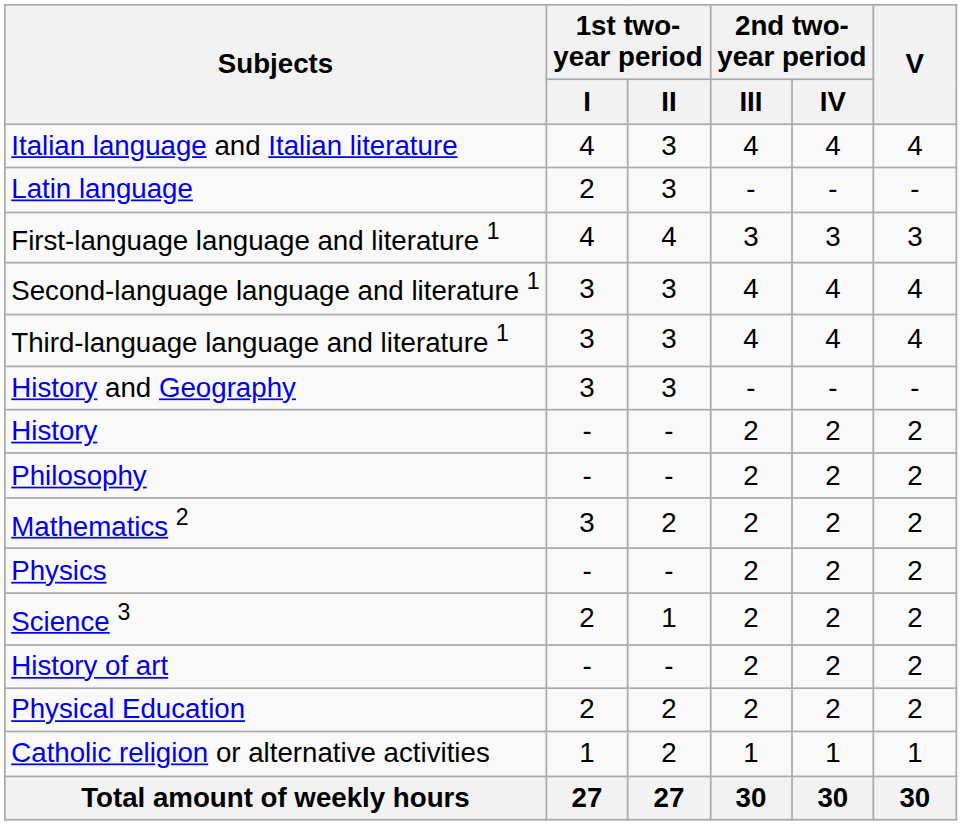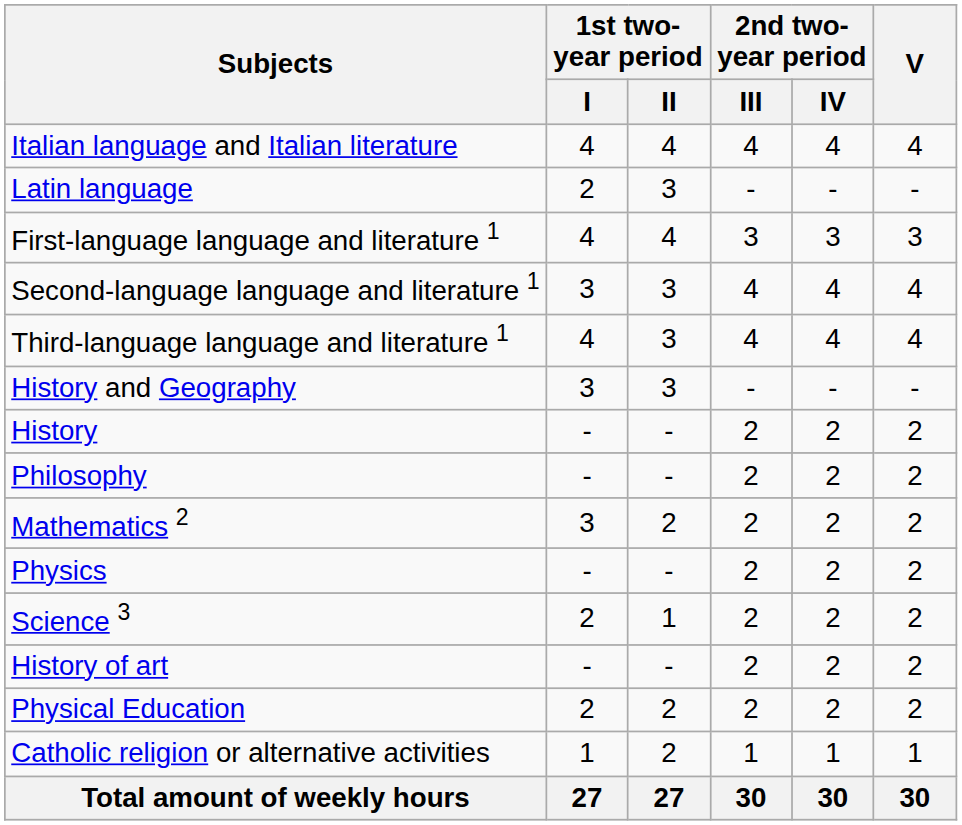(669, 145) 3 -> (669, 145) 4
(587, 339) 3 -> (587, 339) 4
